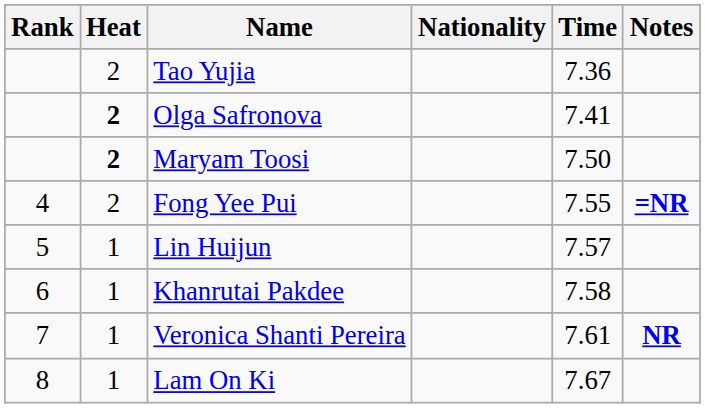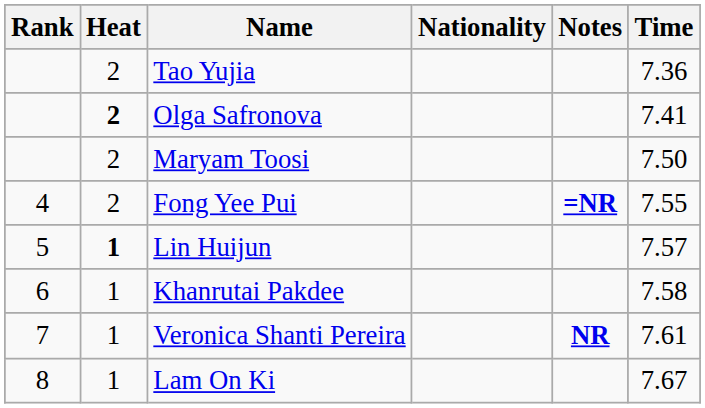columns swapped: (588, 26) <-> (662, 26)
(113, 159) bold -> (113, 159) normal
(113, 247) normal -> (113, 247) bold
